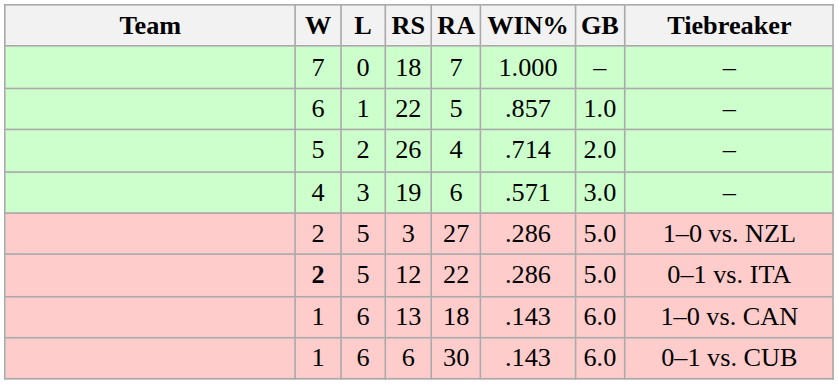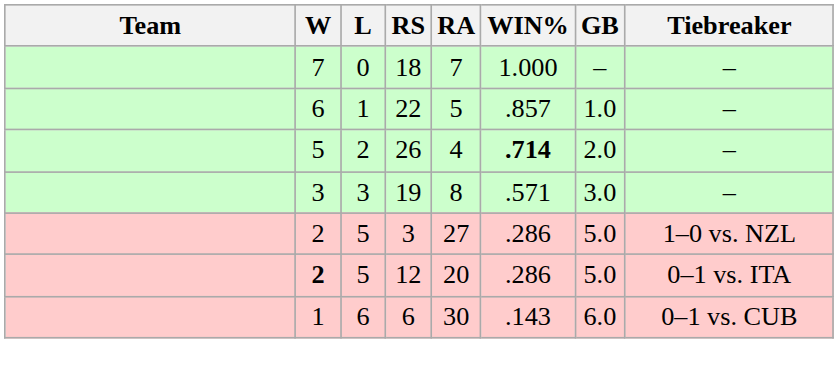(528, 150) normal -> (528, 150) bold
(318, 191) 4 -> (318, 191) 3
(456, 191) 6 -> (456, 191) 8
(456, 274) 22 -> (456, 274) 20
- row: (408, 316)
